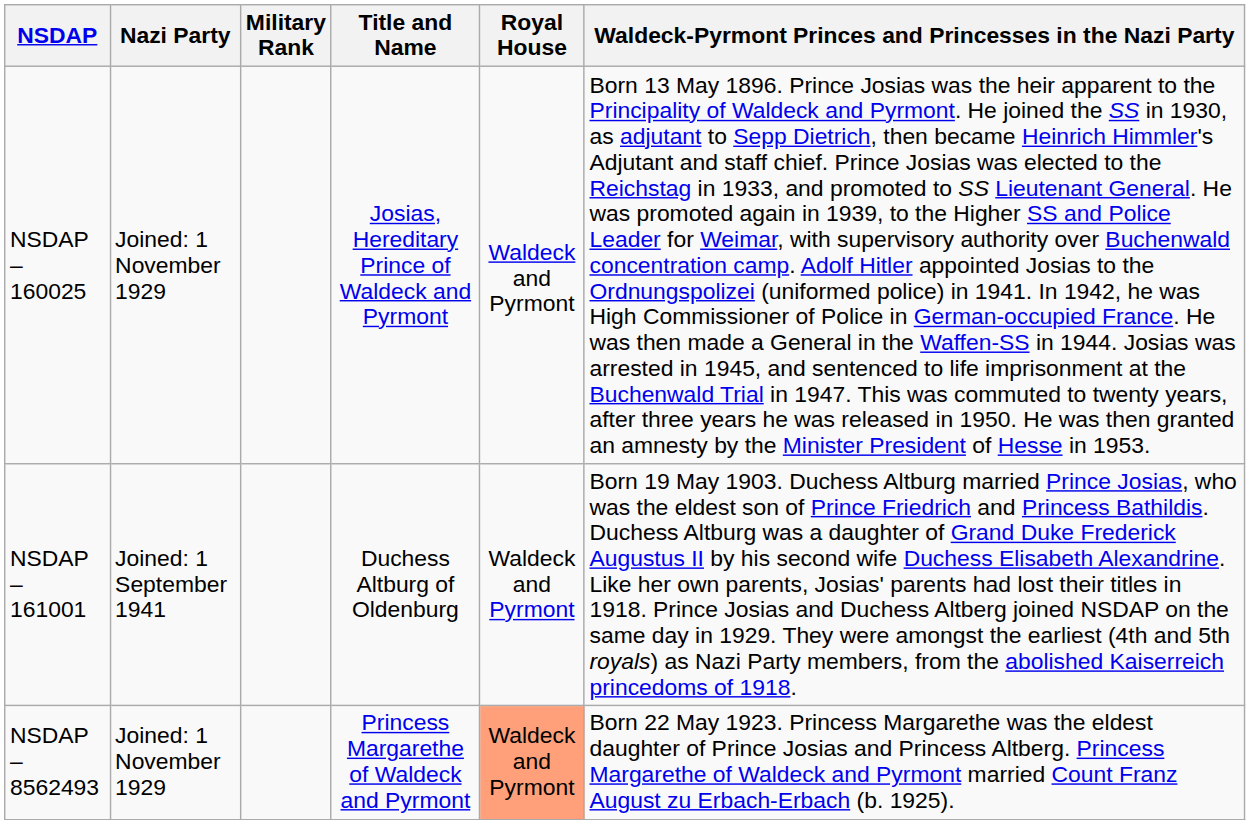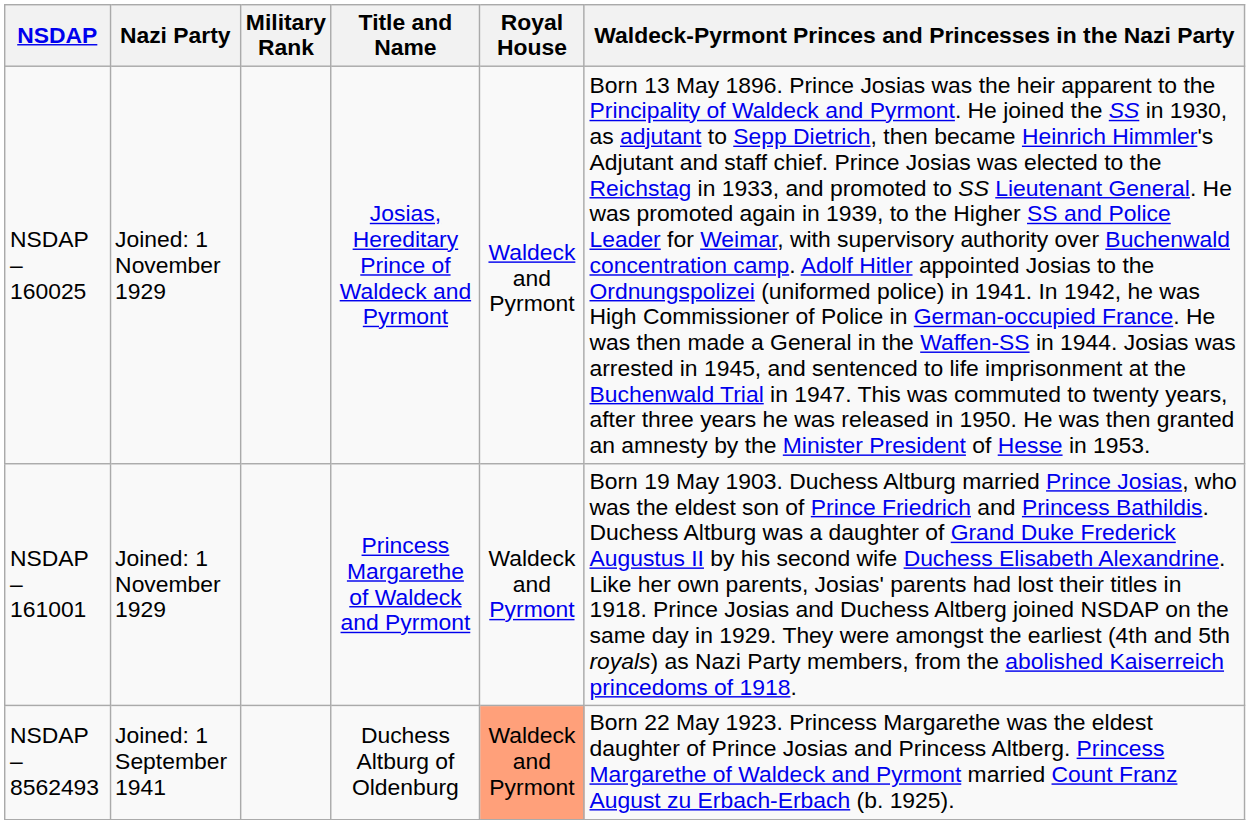(171, 584) Joined: 1 September 1941 -> (168, 584) Joined: 1 November 1929
(405, 584) Duchess Altburg of Oldenburg -> (405, 584) Princess Margarethe of Waldeck and Pyrmont
(168, 762) Joined: 1 November 1929 -> (171, 762) Joined: 1 September 1941
(405, 762) Princess Margarethe of Waldeck and Pyrmont -> (405, 762) Duchess Altburg of Oldenburg
